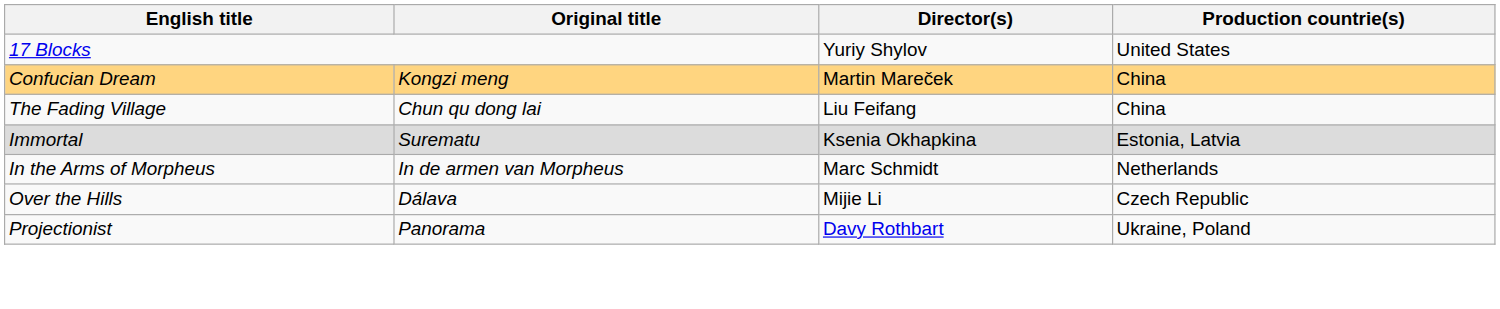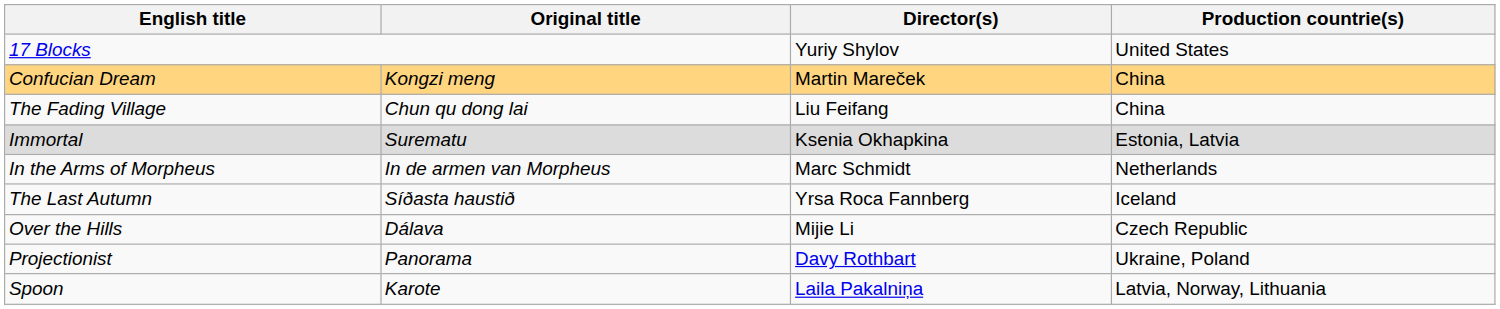+ row: (80, 199)
+ row: (36, 288)
